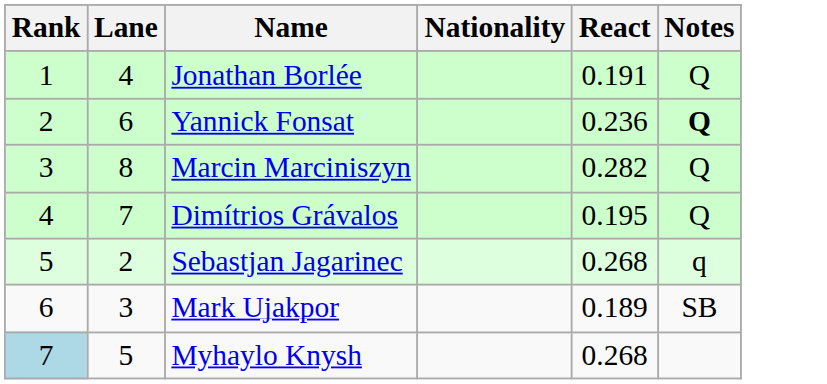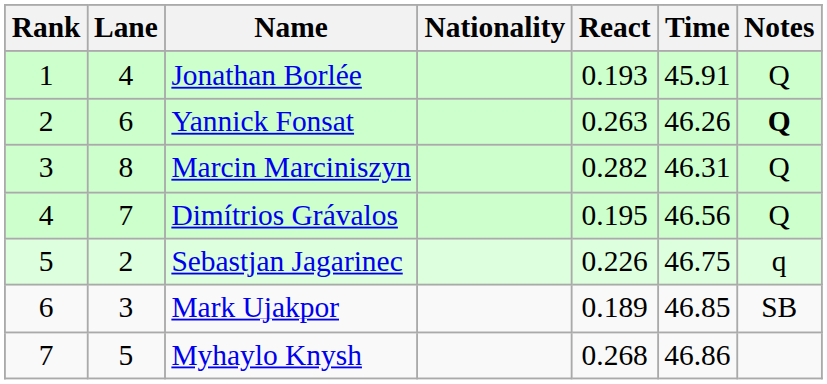+ column: (697, 27)
(615, 74) 0.191 -> (615, 74) 0.193
(615, 121) 0.236 -> (615, 121) 0.263
(615, 261) 0.268 -> (615, 261) 0.226
(46, 354) lightblue background -> (46, 354) no background
